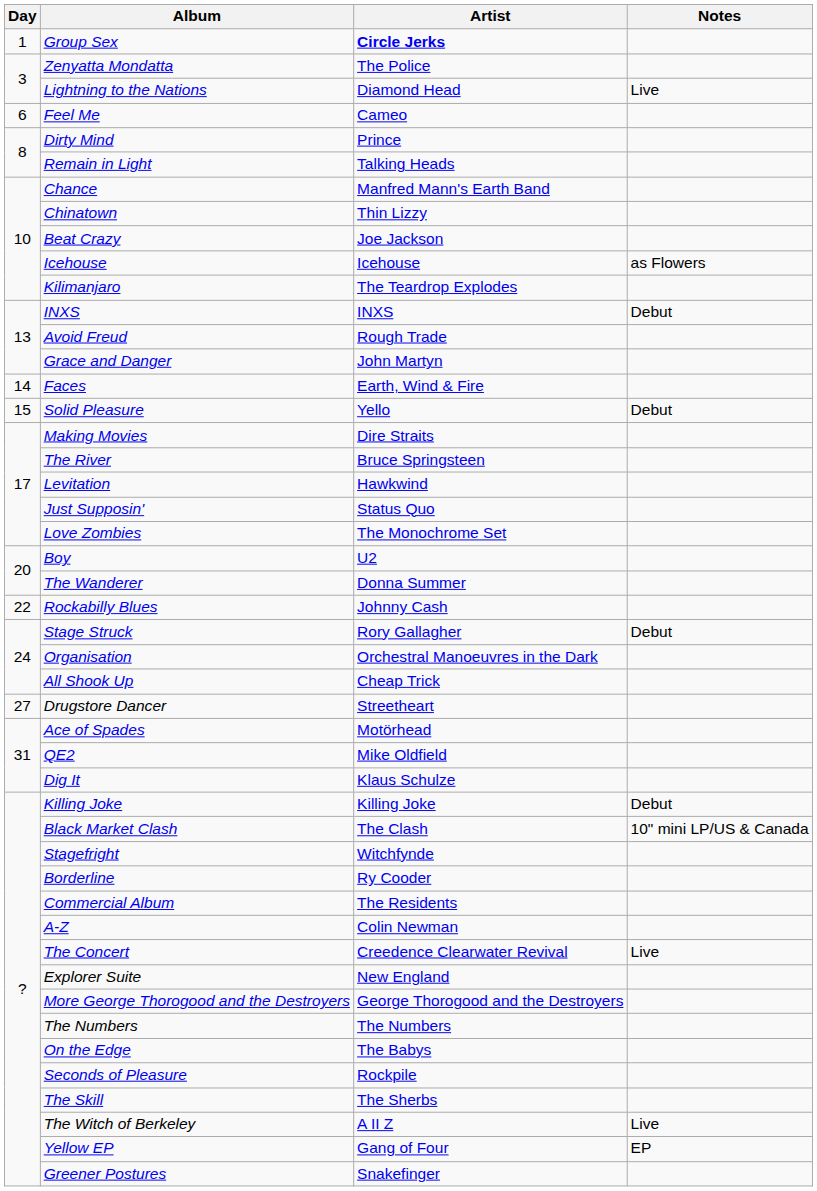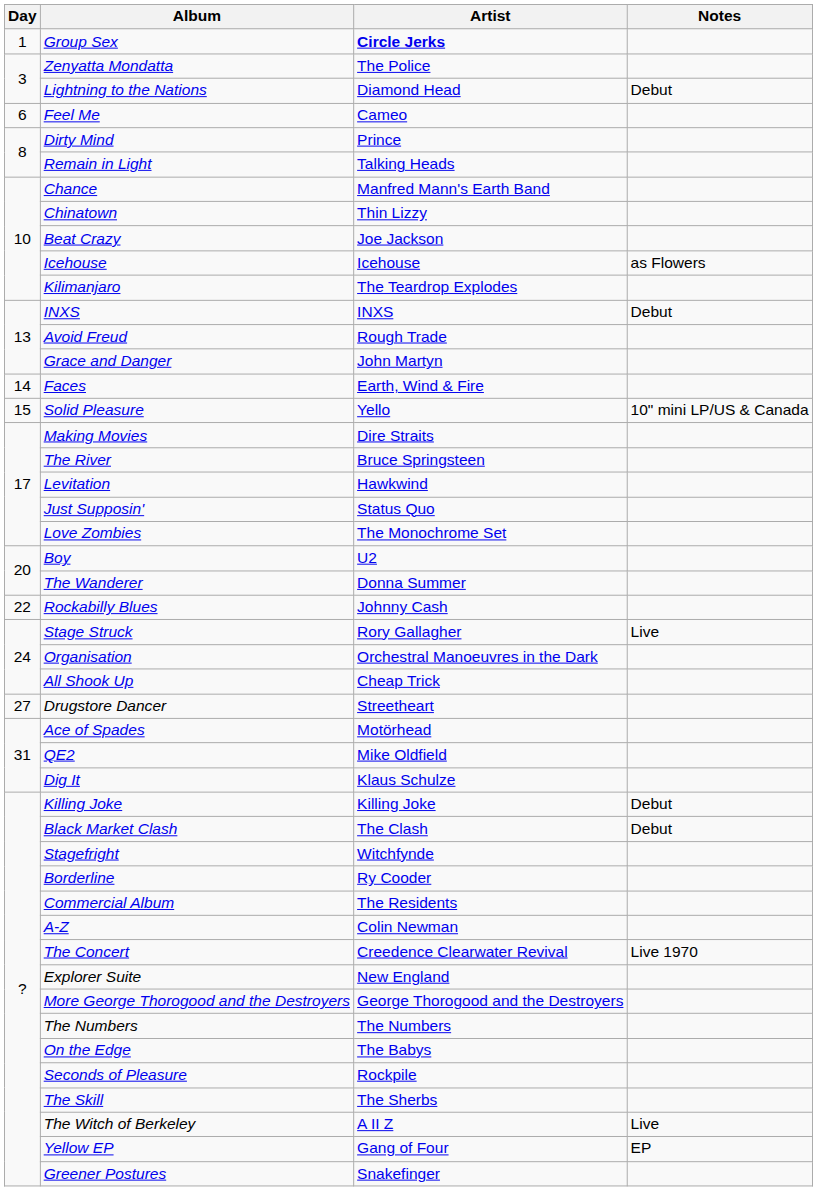(645, 90) Live -> (651, 90) Debut
(651, 410) Debut -> (720, 410) 10" mini LP/US & Canada
(651, 632) Debut -> (645, 632) Live
(720, 829) 10" mini LP/US & Canada -> (651, 829) Debut
(645, 952) Live -> (664, 952) Live 1970
